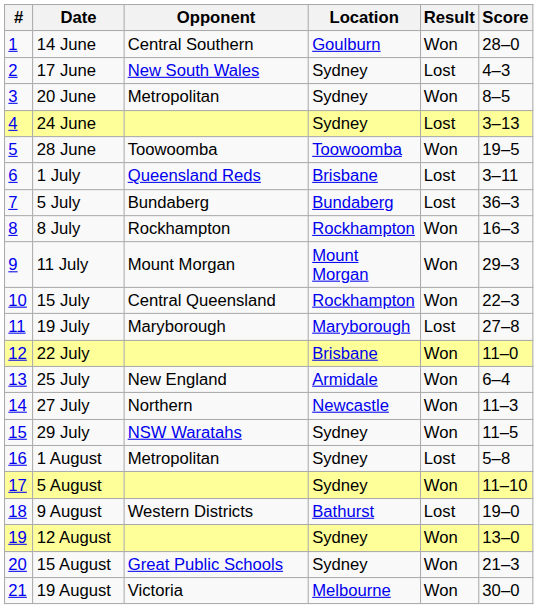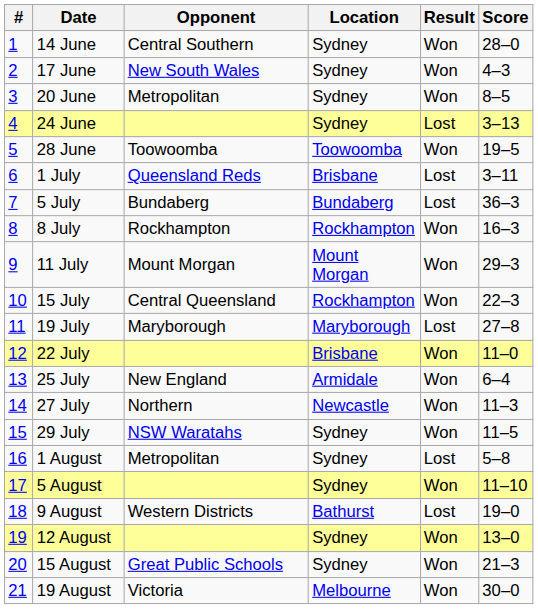(346, 44) Goulburn -> (340, 44) Sydney
(440, 70) Lost -> (441, 70) Won
